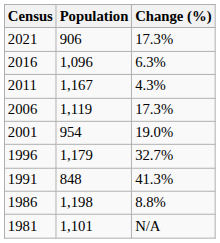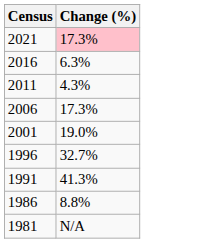- column: (94, 16)
(154, 39) no background -> (79, 39) pink background
